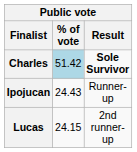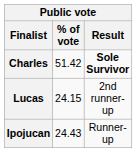(68, 64) lightblue background -> (68, 64) no background
rows swapped: (28, 92) <-> (28, 127)
